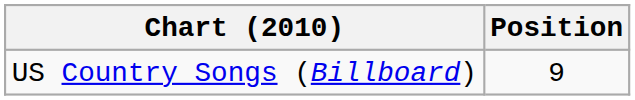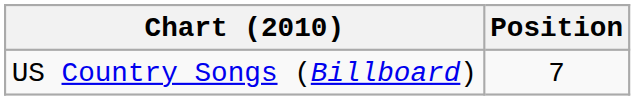(557, 73) 9 -> (557, 73) 7
